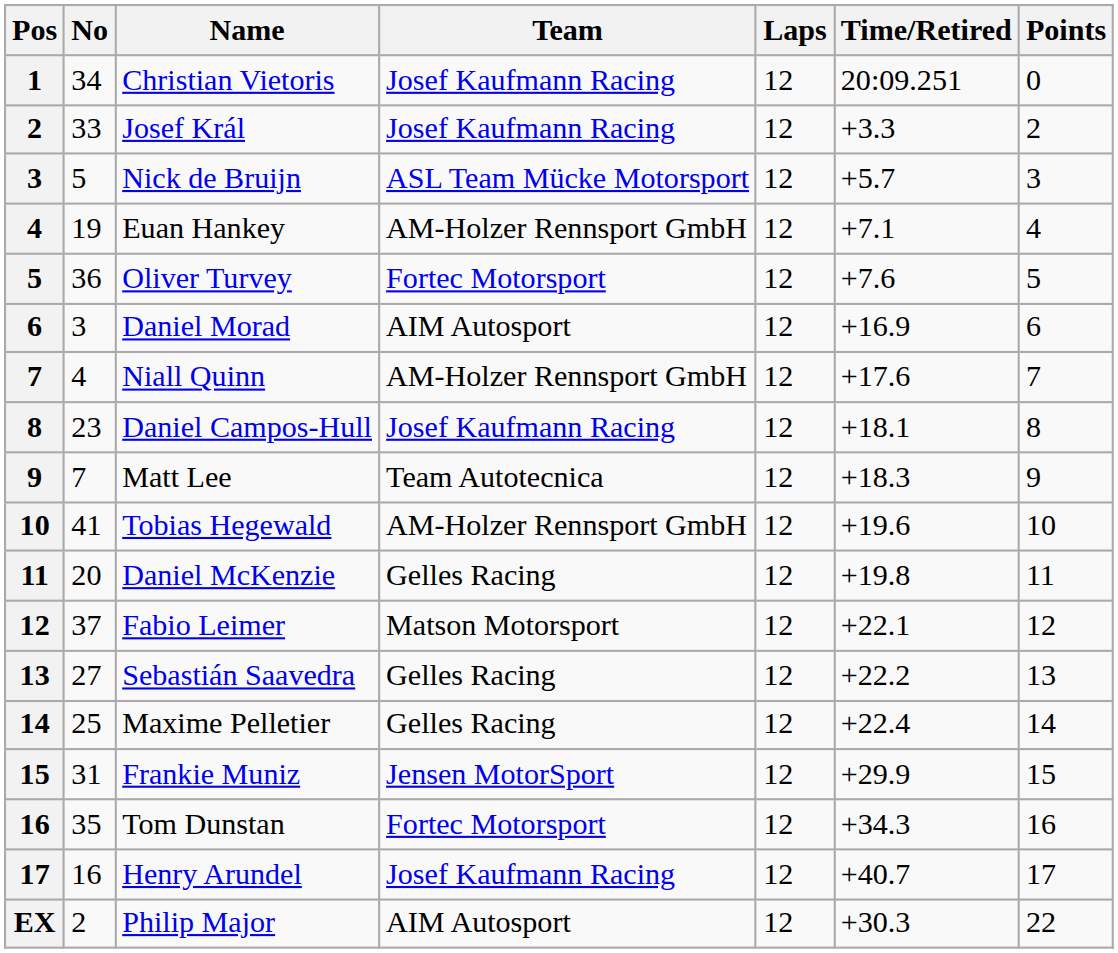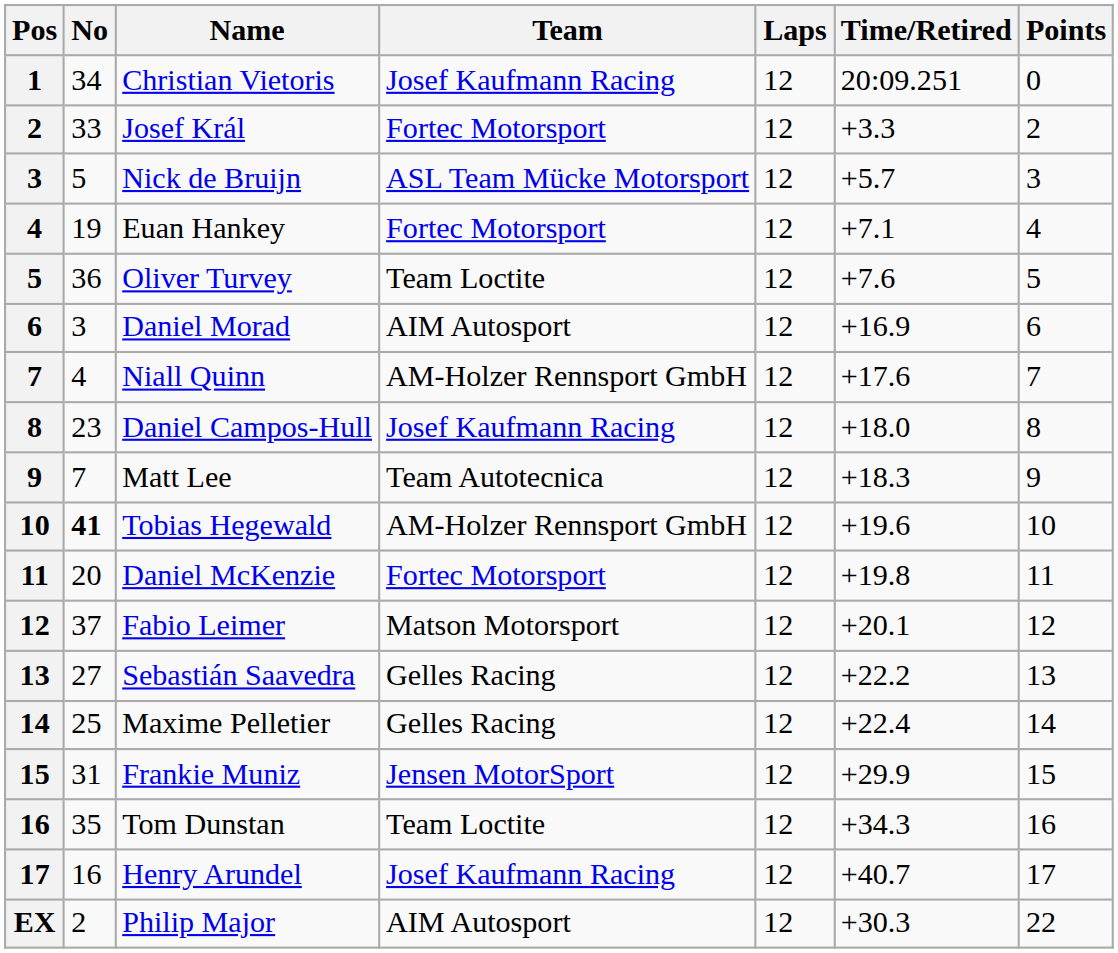(531, 128) Josef Kaufmann Racing -> (496, 128) Fortec Motorsport
(567, 228) AM-Holzer Rennsport GmbH -> (496, 228) Fortec Motorsport
(496, 277) Fortec Motorsport -> (466, 277) Team Loctite
(876, 426) +18.1 -> (876, 426) +18.0
(86, 526) normal -> (86, 526) bold
(471, 575) Gelles Racing -> (496, 575) Fortec Motorsport
(876, 625) +22.1 -> (876, 625) +20.1
(496, 823) Fortec Motorsport -> (466, 823) Team Loctite
